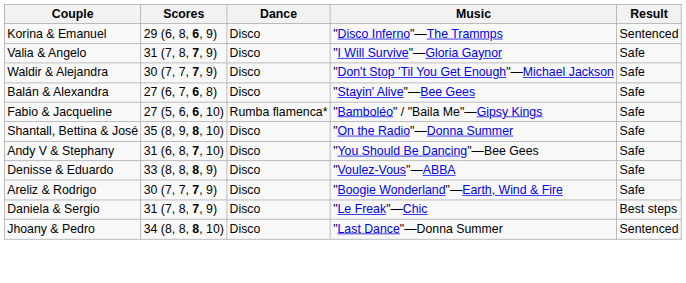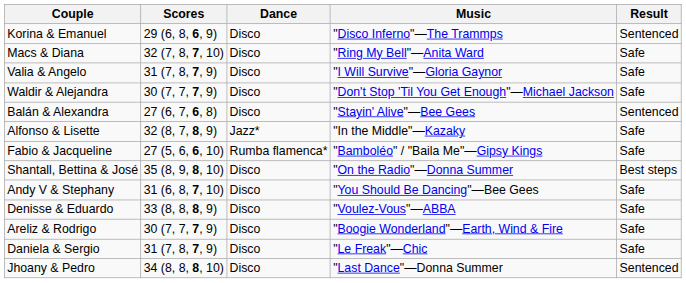+ row: (46, 53)
(632, 92) Safe -> (649, 111) Sentenced
+ row: (53, 131)
(632, 131) Safe -> (648, 170) Best steps
(648, 209) Best steps -> (632, 248) Safe
